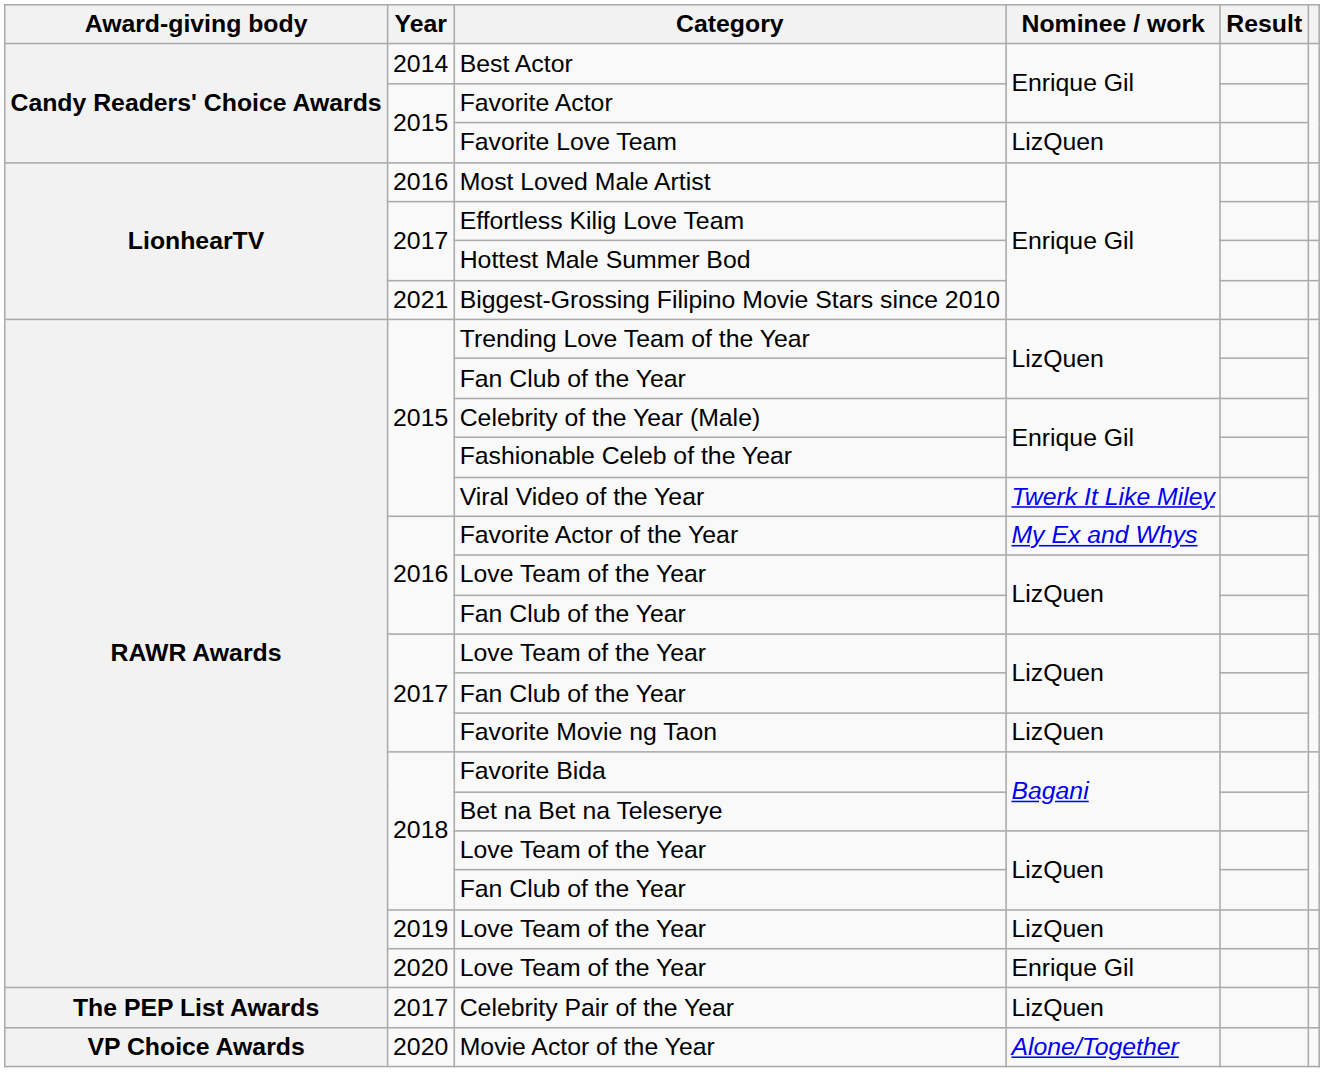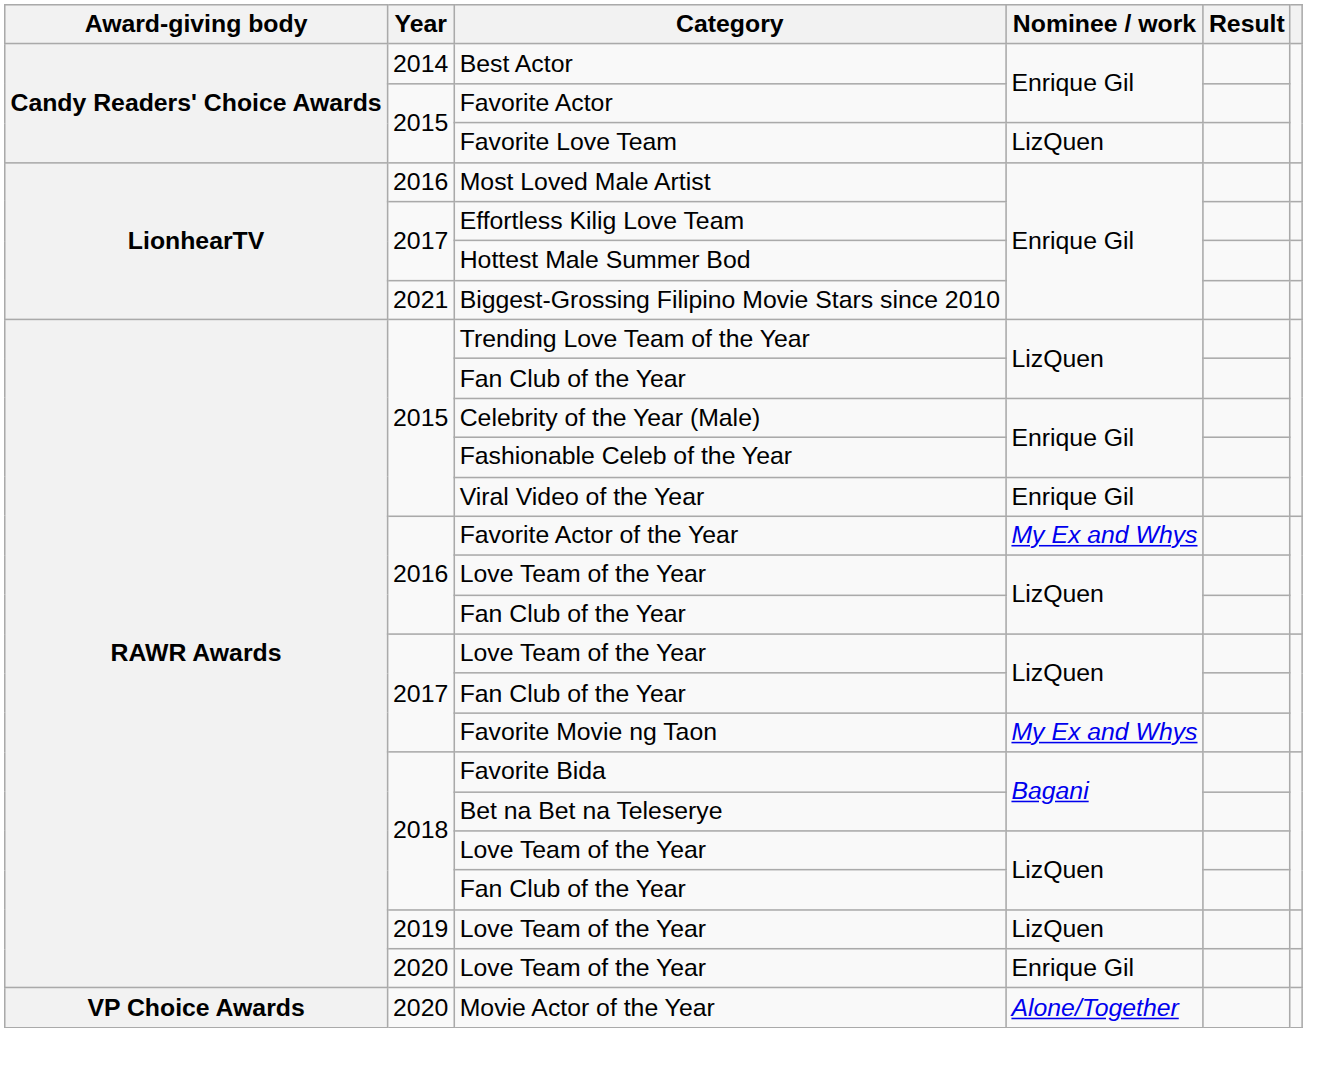(1113, 496) Twerk It Like Miley -> (1073, 496) Enrique Gil
(1058, 732) LizQuen -> (1104, 732) My Ex and Whys
- row: (421, 1007)
